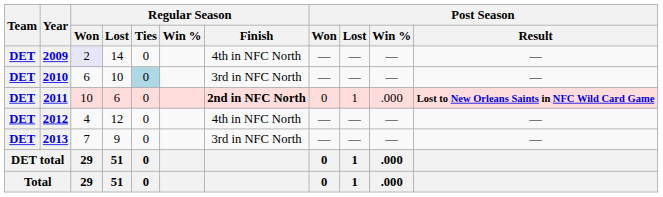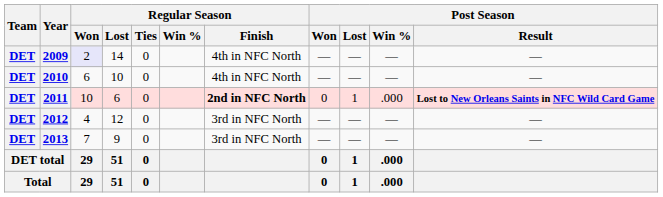(146, 77) lightblue background -> (146, 77) no background
(256, 77) 3rd in NFC North -> (256, 77) 4th in NFC North
(256, 119) 4th in NFC North -> (256, 119) 3rd in NFC North
